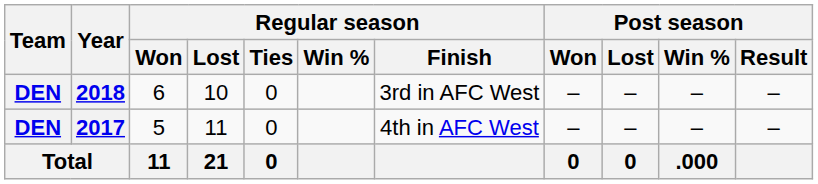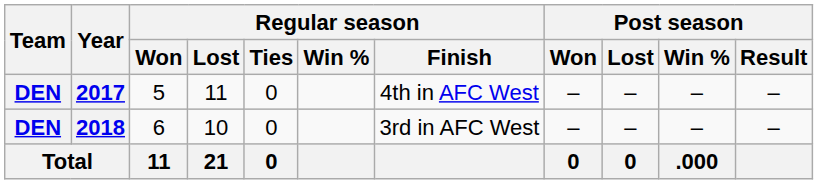rows swapped: (100, 127) <-> (100, 92)
